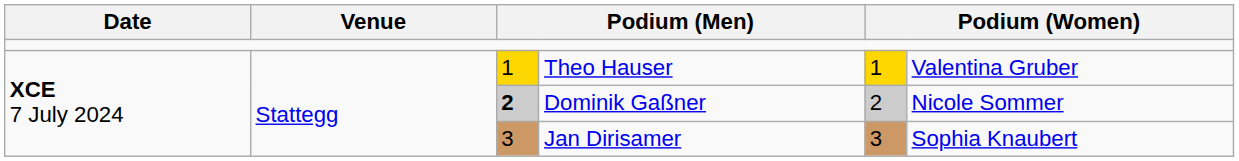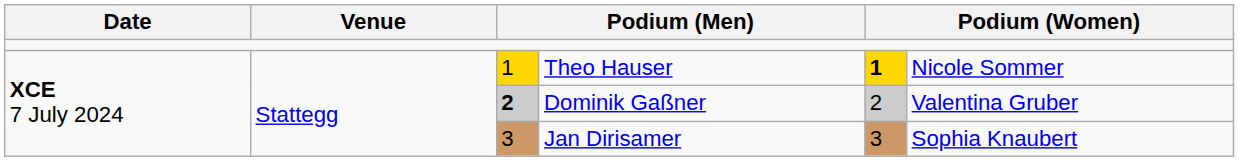(876, 67) normal -> (876, 67) bold
(995, 67) Valentina Gruber -> (988, 67) Nicole Sommer
(988, 102) Nicole Sommer -> (995, 102) Valentina Gruber
